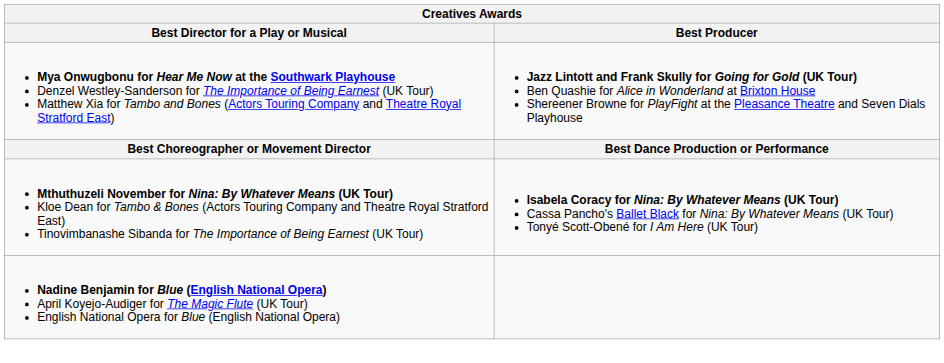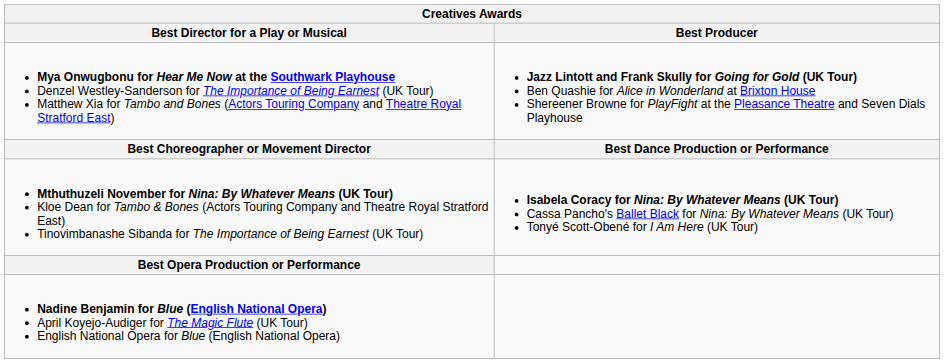+ row: (249, 265)
